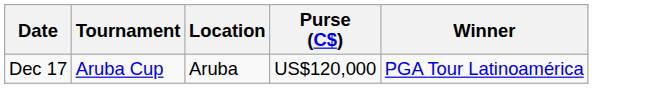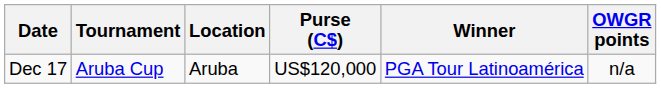+ column: (622, 30)
